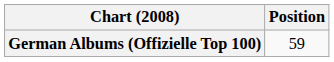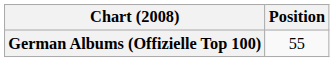(297, 43) 59 -> (297, 43) 55
